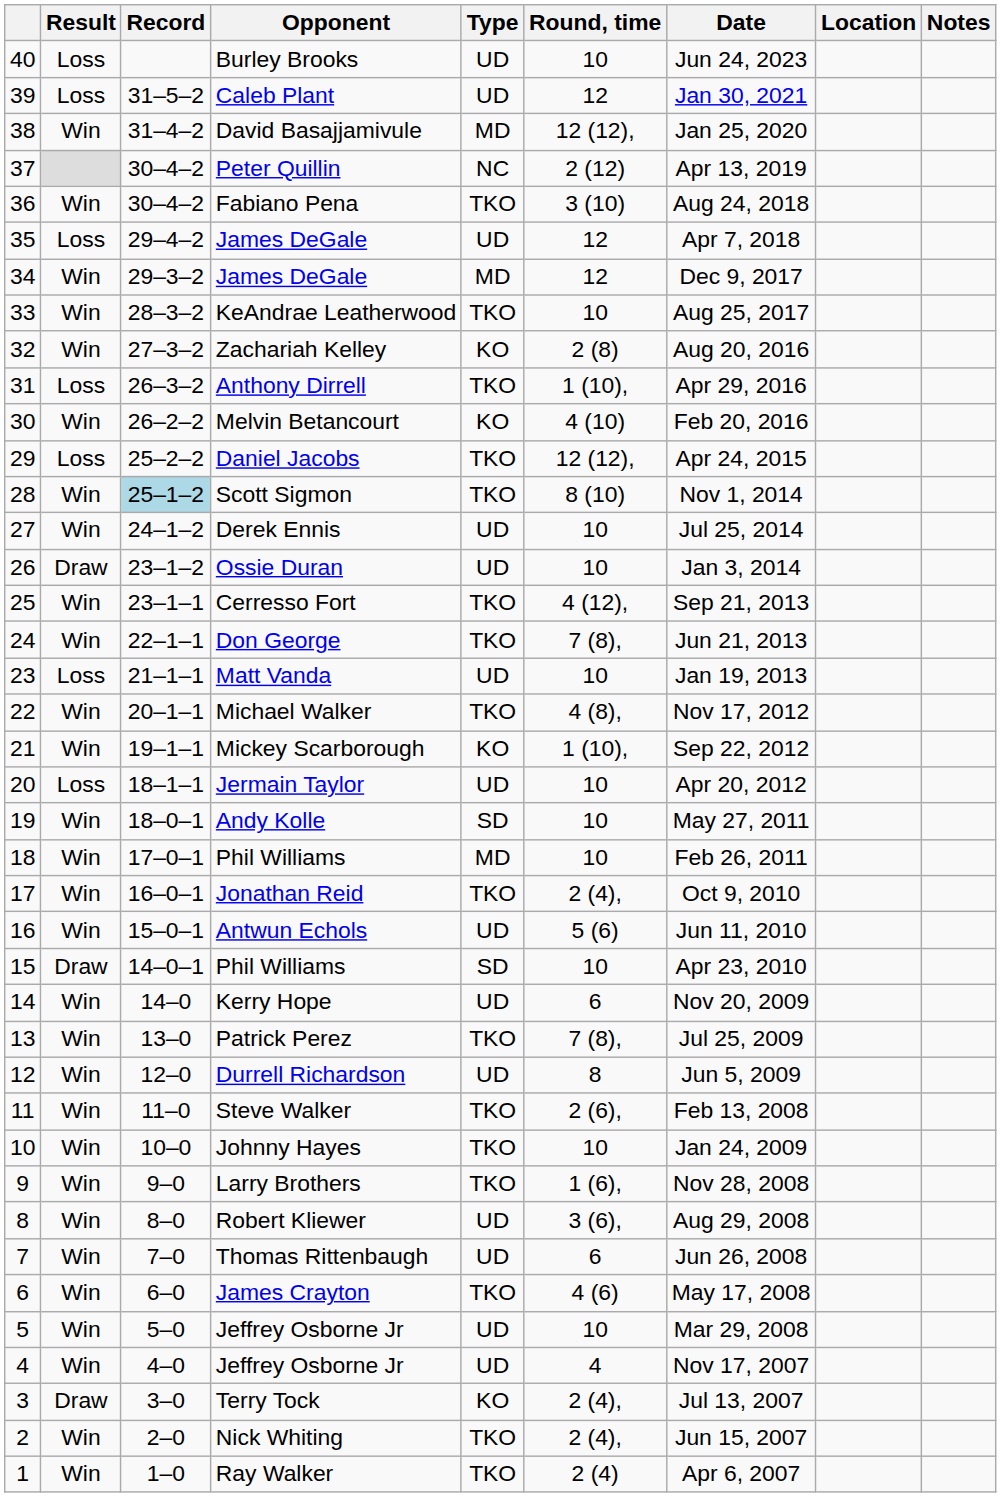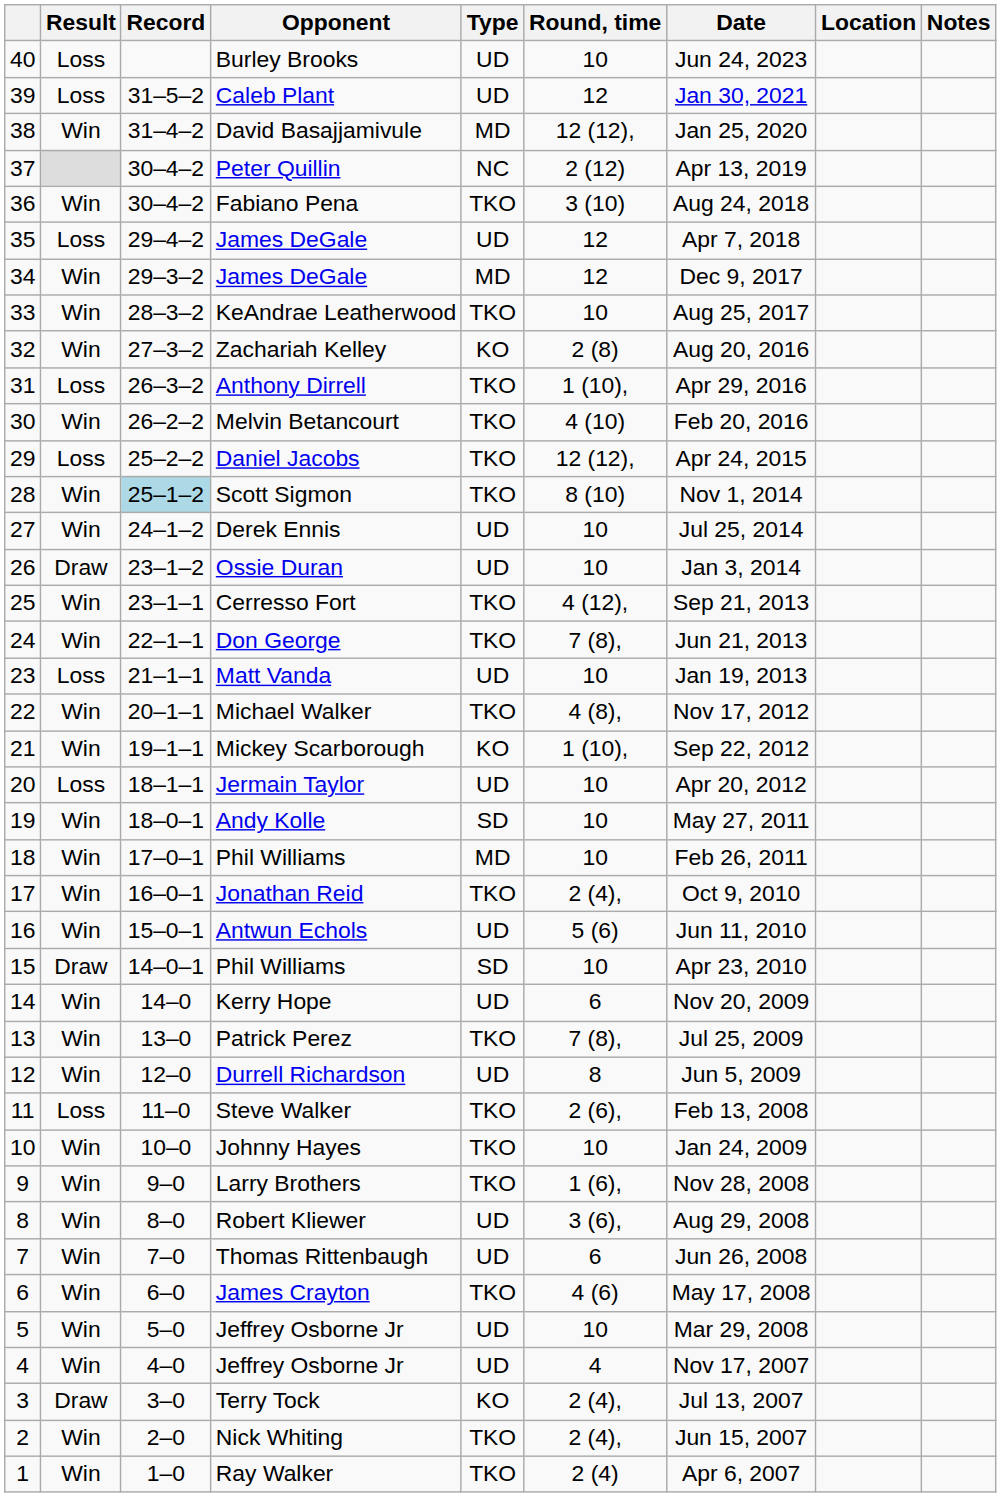(493, 421) KO -> (493, 421) TKO
(81, 1111) Win -> (81, 1111) Loss
